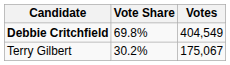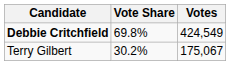(202, 32) 404,549 -> (202, 32) 424,549
